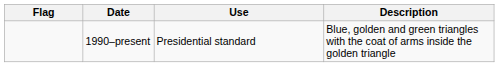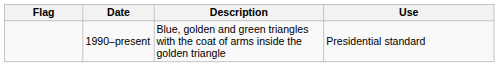columns swapped: (239, 12) <-> (409, 12)
